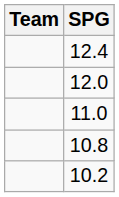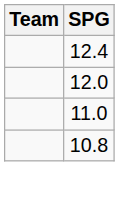- row: (89, 176)
